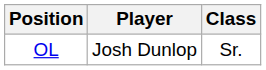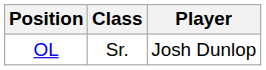columns swapped: (145, 19) <-> (231, 19)
